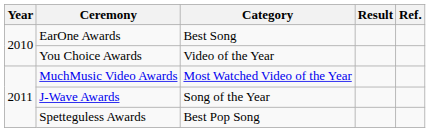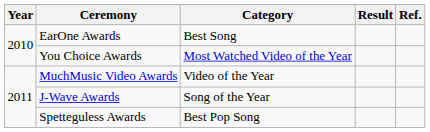(229, 55) Video of the Year -> (268, 55) Most Watched Video of the Year
(268, 76) Most Watched Video of the Year -> (229, 76) Video of the Year
